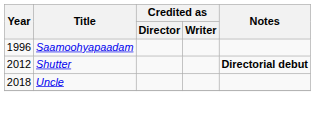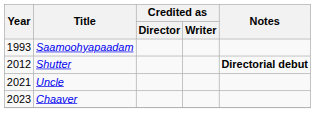(19, 47) 1996 -> (19, 47) 1993
(19, 82) 2018 -> (19, 82) 2021
+ row: (57, 99)
